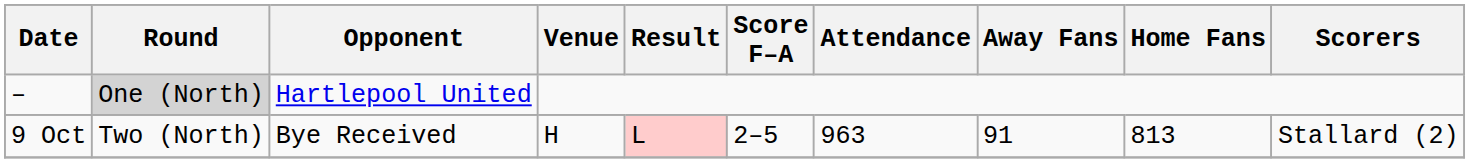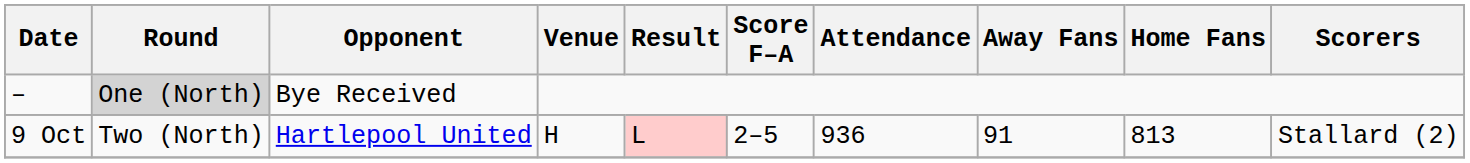(404, 95) Hartlepool United -> (366, 95) Bye Received
(366, 136) Bye Received -> (404, 136) Hartlepool United
(843, 136) 963 -> (843, 136) 936
